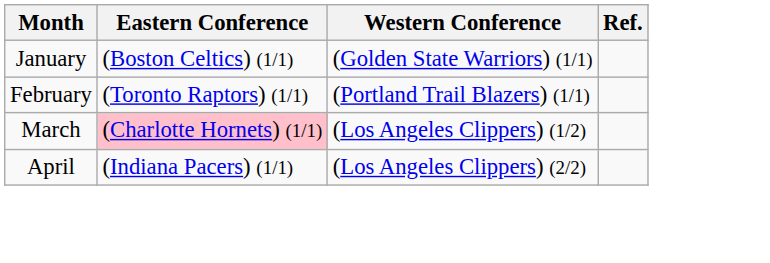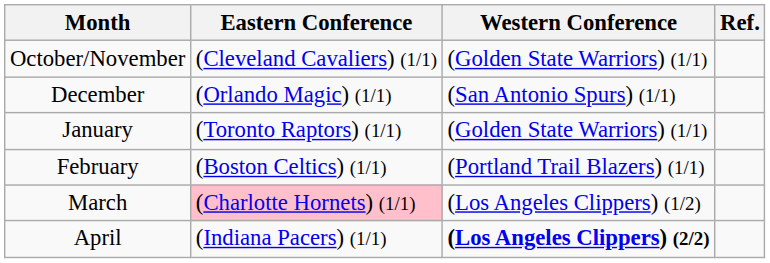+ row: (98, 58)
+ row: (98, 94)
(198, 58) (Boston Celtics) (1/1) -> (299, 130) (Toronto Raptors) (1/1)
(205, 94) (Toronto Raptors) (1/1) -> (291, 166) (Boston Celtics) (1/1)
(459, 166) normal -> (579, 238) bold
